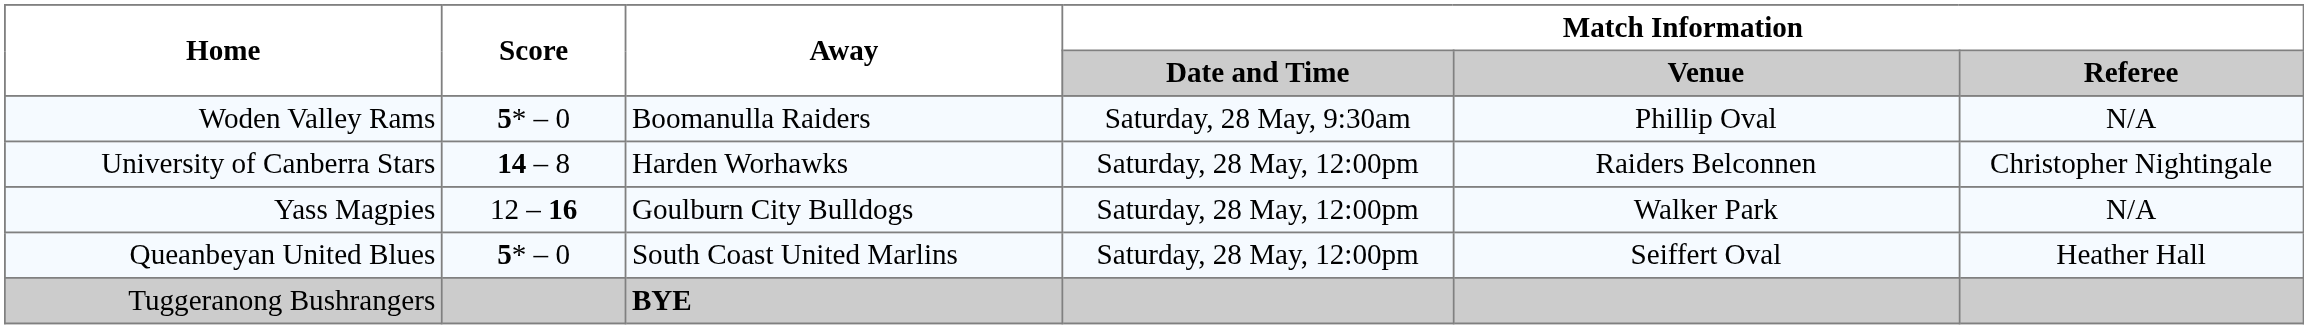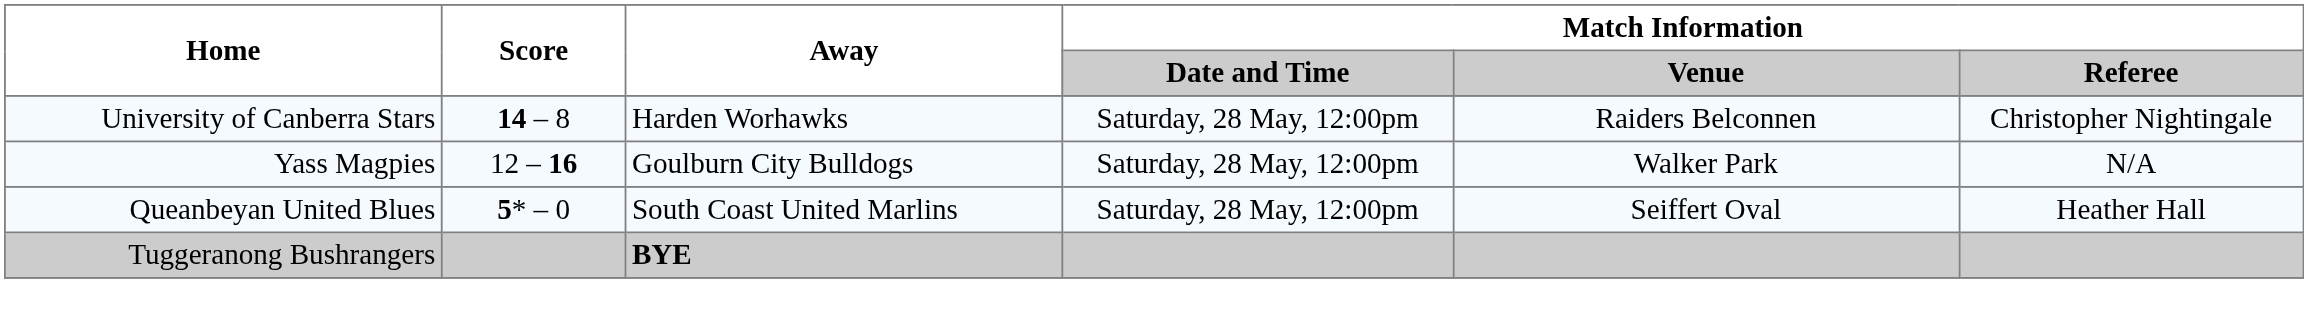- row: (317, 118)
